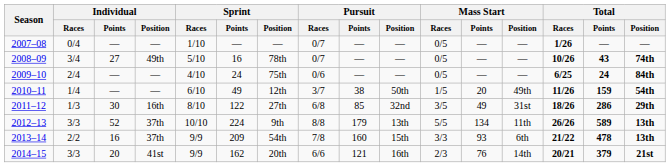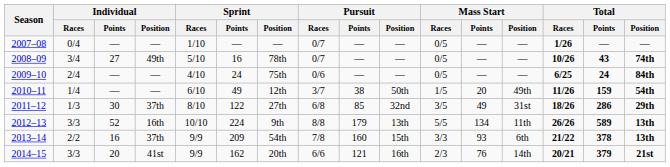(155, 106) 16th -> (155, 106) 37th
(155, 122) 37th -> (155, 122) 16th
(604, 138) 478 -> (604, 138) 378
